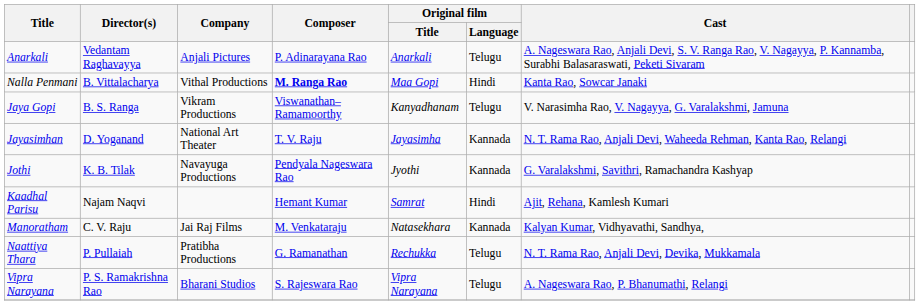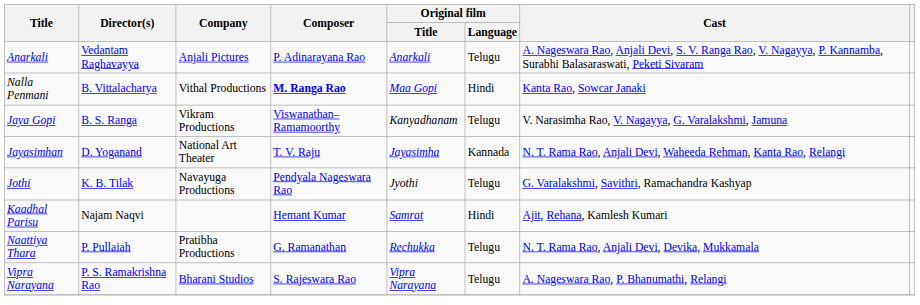(490, 170) Kannada -> (484, 184) Telugu
- row: (38, 227)
